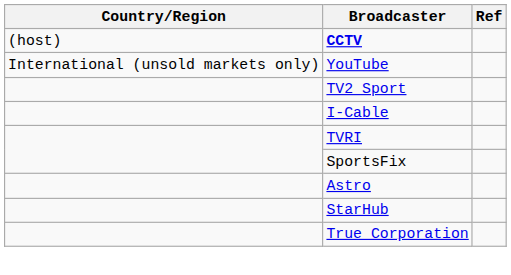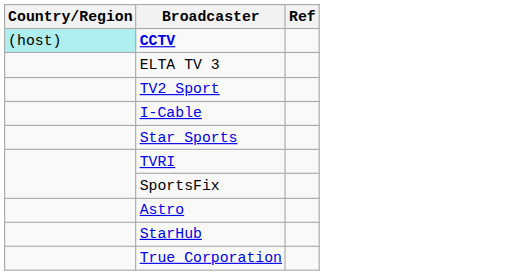(35, 41) no background -> (35, 41) paleturquoise background
- row: (358, 65)
+ row: (180, 65)
+ row: (189, 137)
